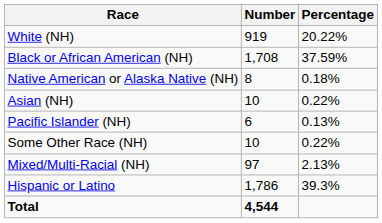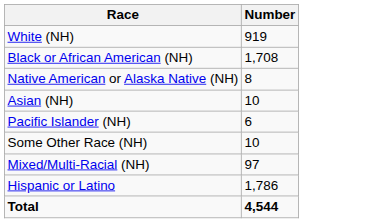- column: (338, 15)
